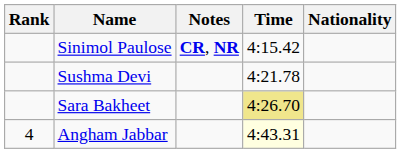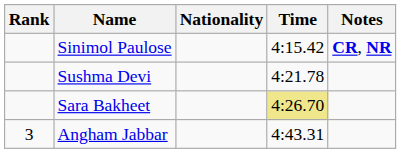columns swapped: (350, 19) <-> (209, 19)
(29, 134) 4 -> (29, 134) 3
(273, 134) lightyellow background -> (298, 134) no background
